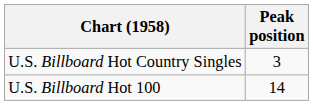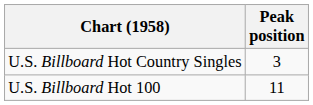(277, 87) 14 -> (277, 87) 11
